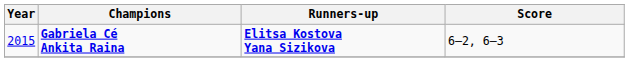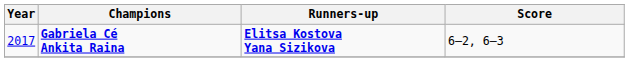(21, 40) 2015 -> (21, 40) 2017
